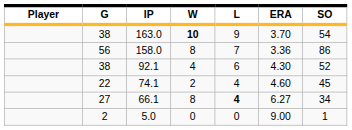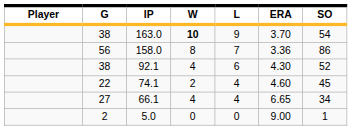(193, 100) 8 -> (193, 100) 4
(237, 100) bold -> (237, 100) normal
(281, 100) 6.27 -> (281, 100) 6.65
